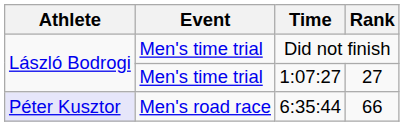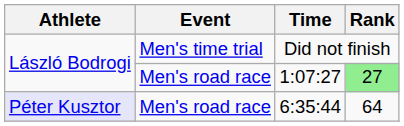(201, 78) Men's time trial -> (205, 78) Men's road race
(372, 78) no background -> (372, 78) lightgreen background
(372, 107) 66 -> (372, 107) 64
